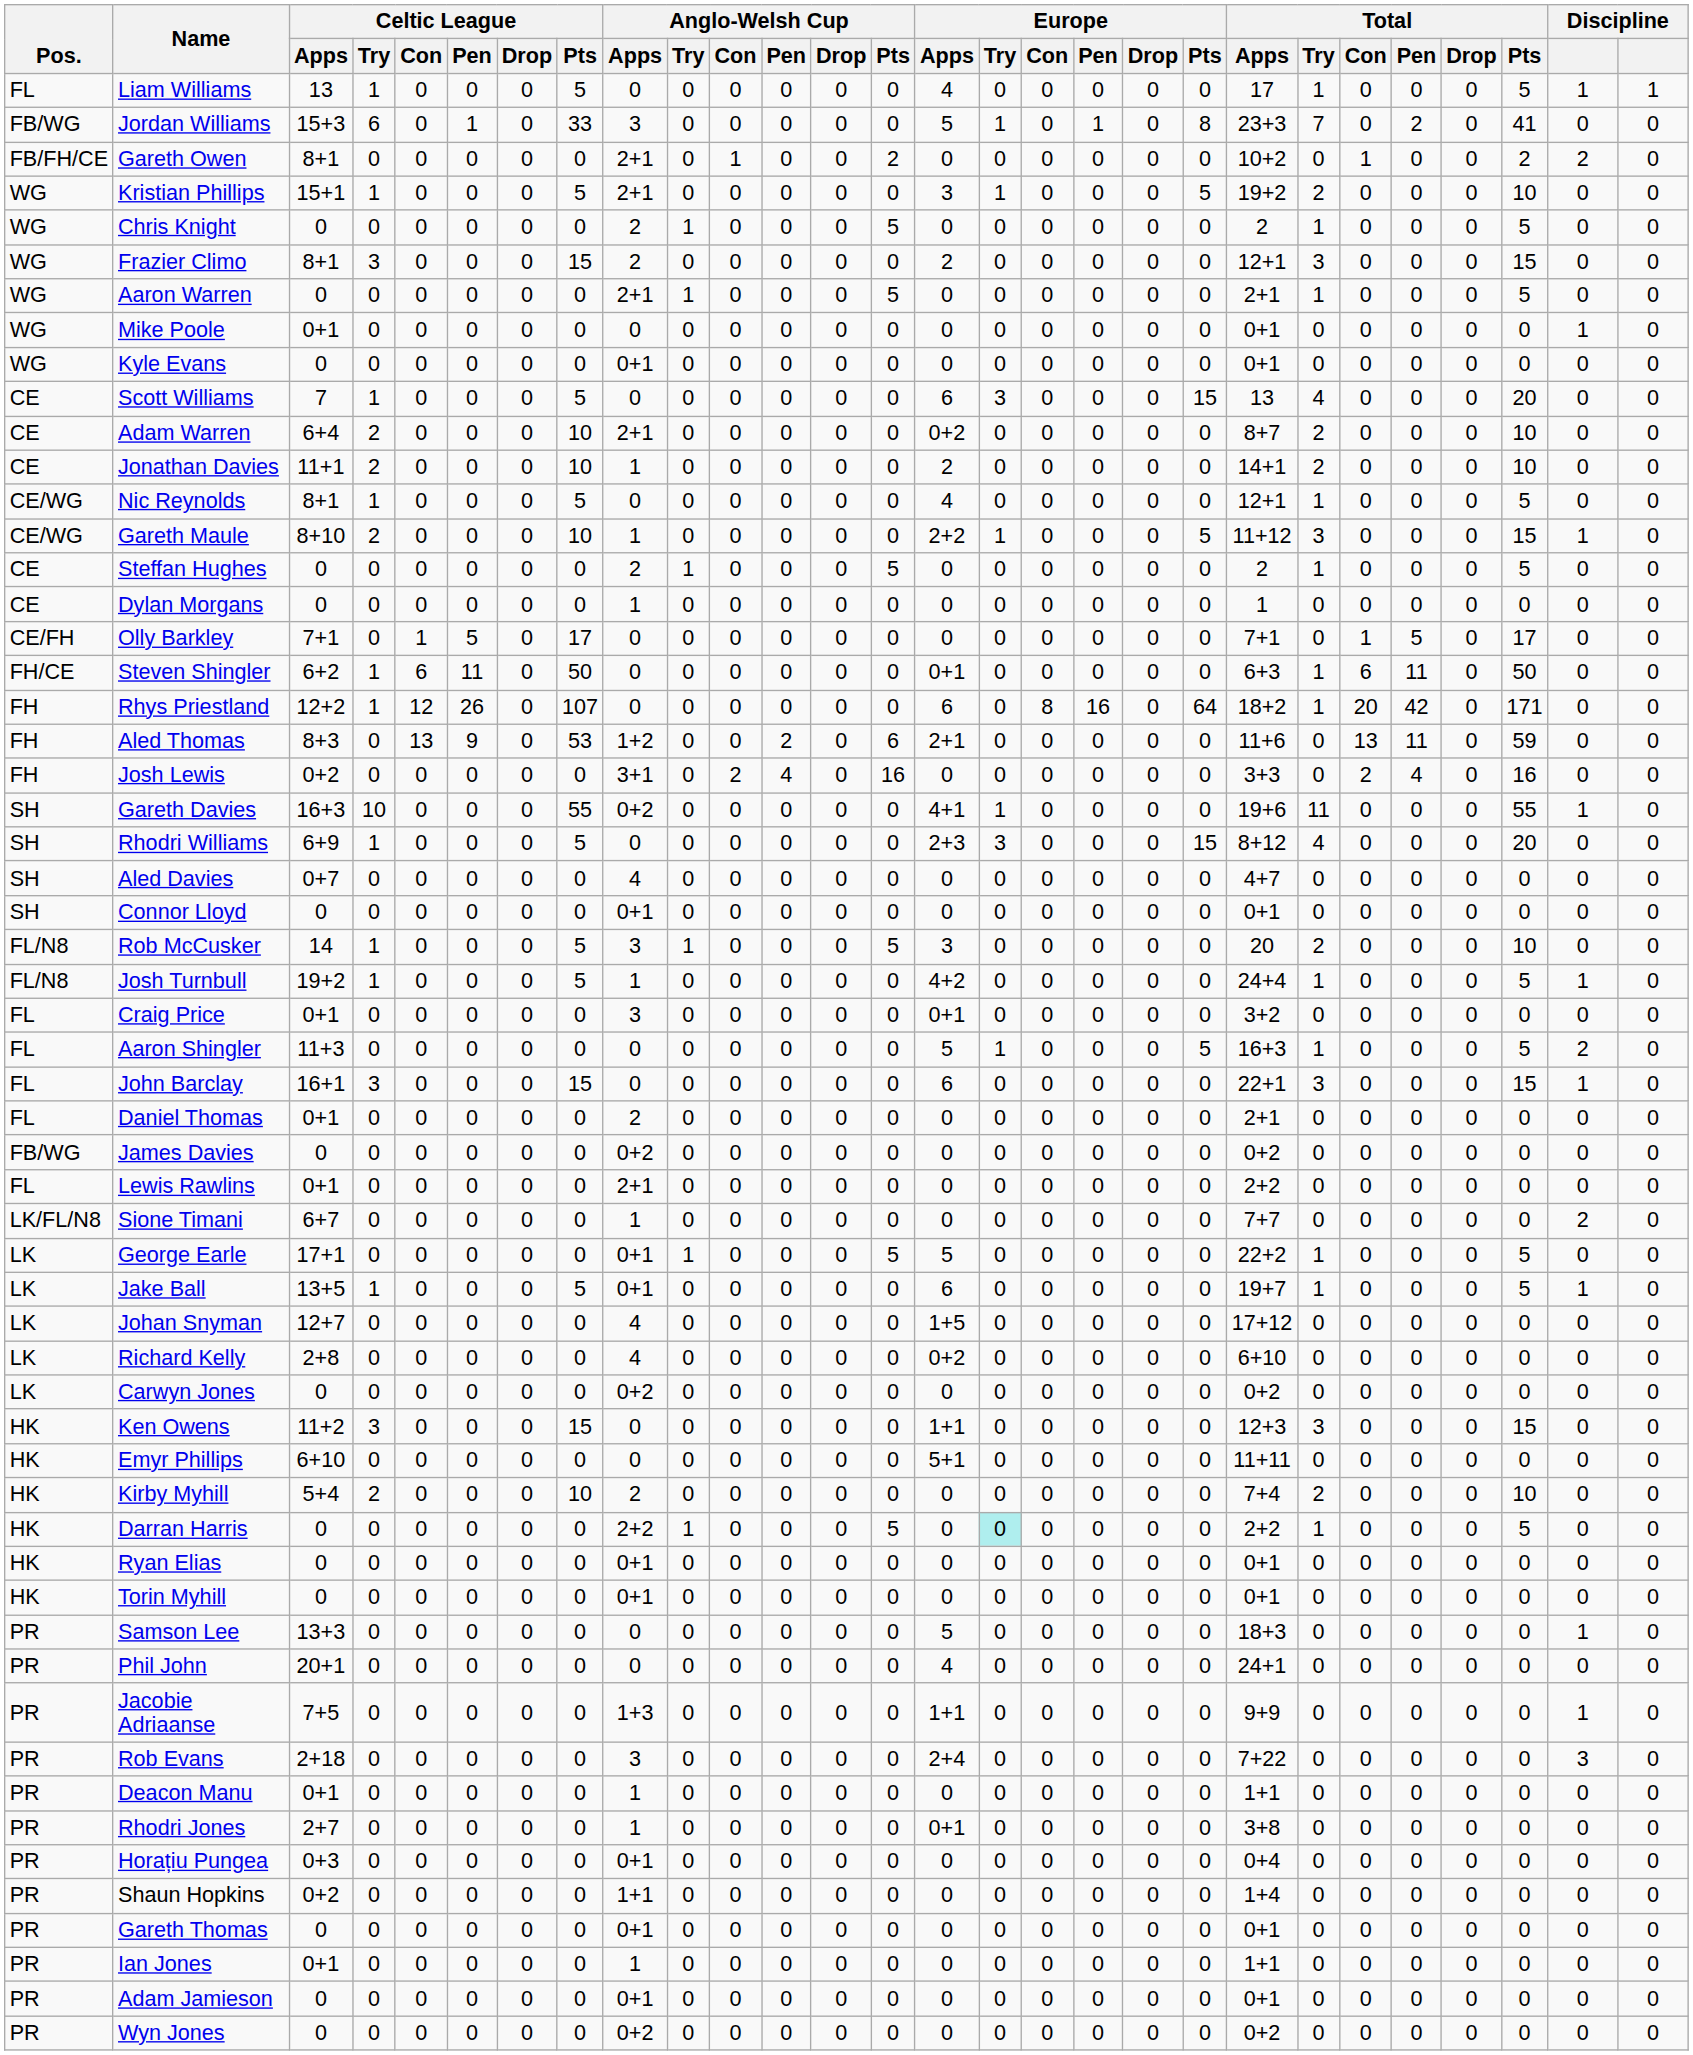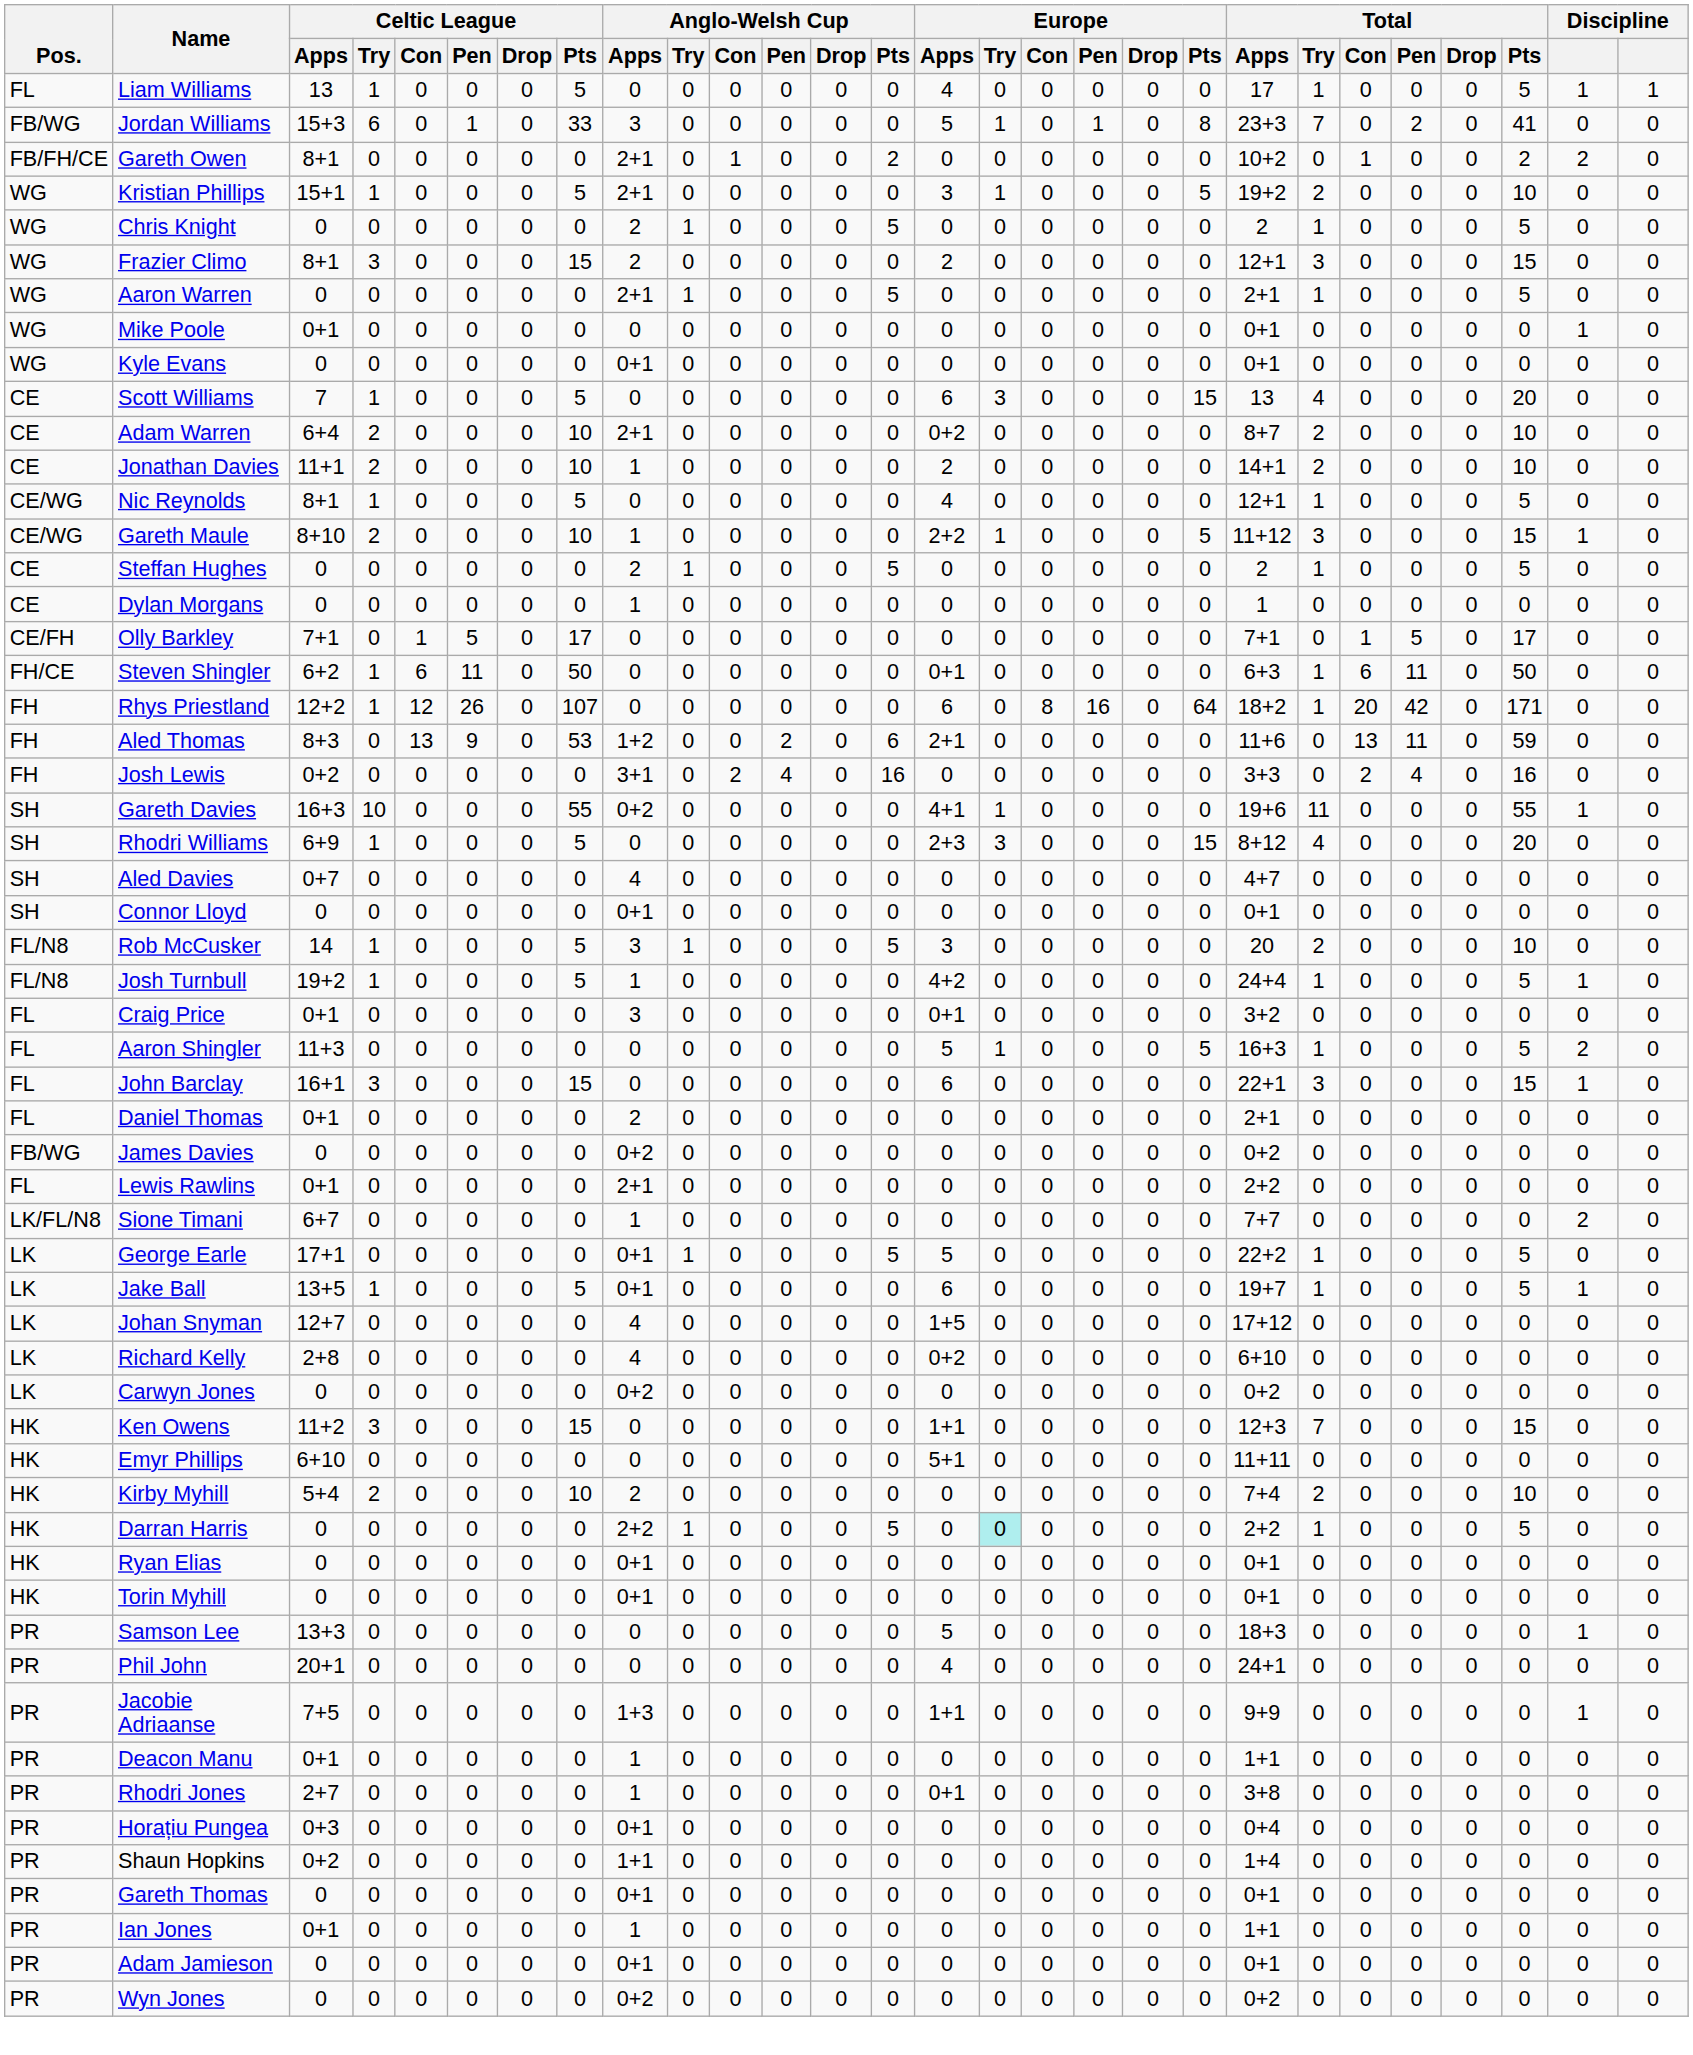(1318, 1426) 3 -> (1318, 1426) 7
- row: (171, 1758)
